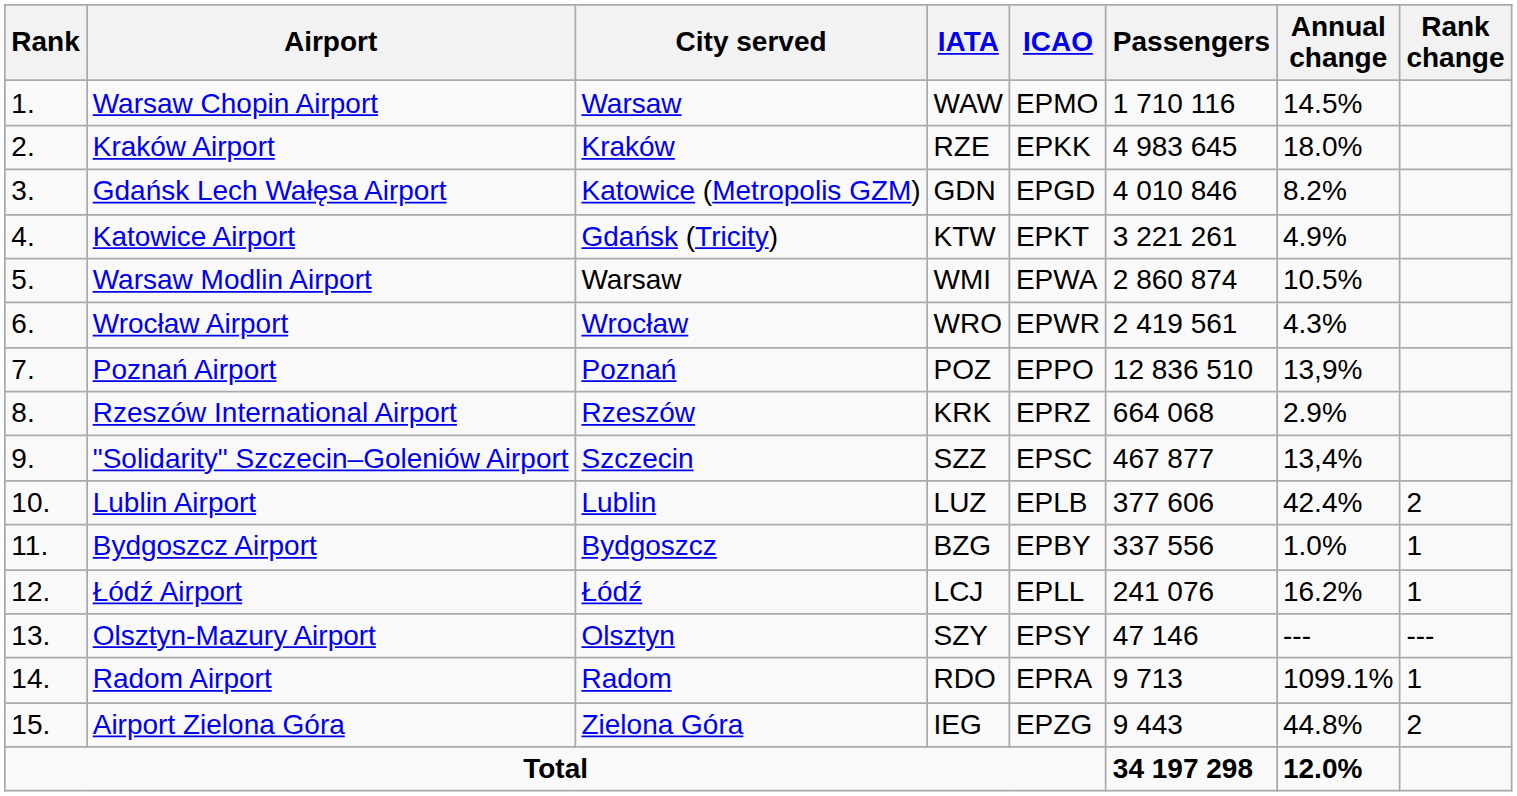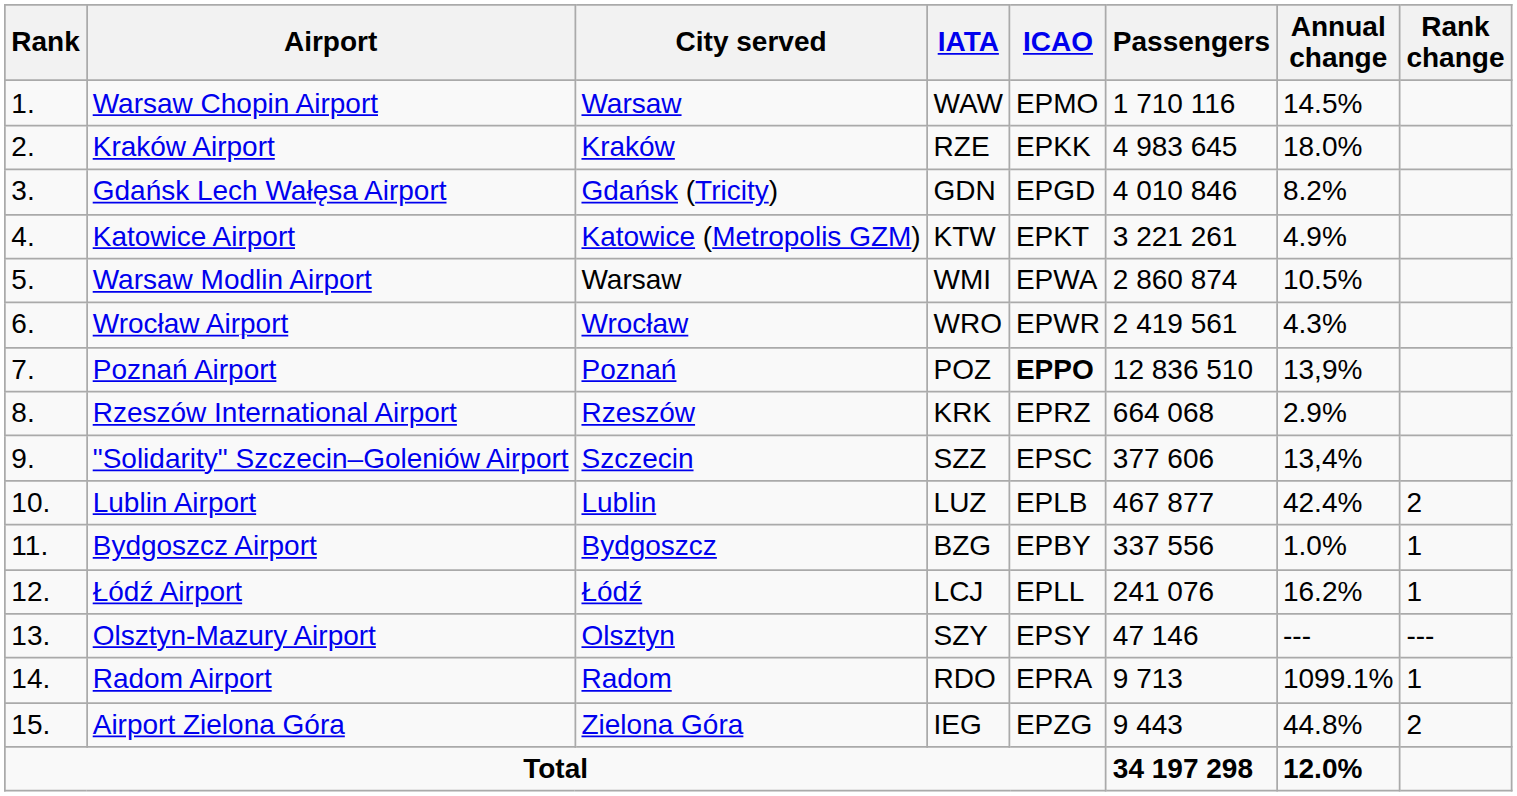(751, 191) Katowice (Metropolis GZM) -> (680, 191) Gdańsk (Tricity)
(680, 235) Gdańsk (Tricity) -> (751, 235) Katowice (Metropolis GZM)
(1055, 369) normal -> (1055, 369) bold
(1163, 457) 467 877 -> (1163, 457) 377 606
(1163, 502) 377 606 -> (1163, 502) 467 877
